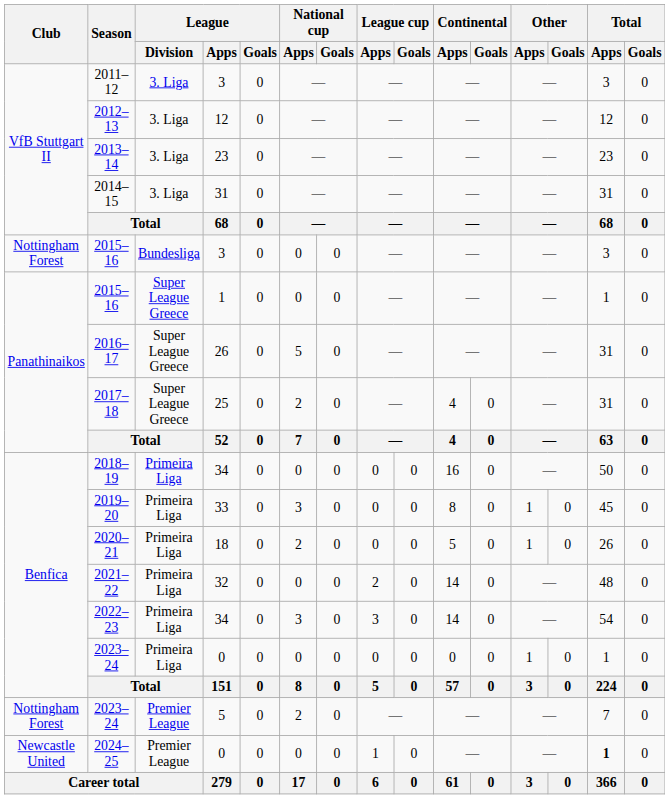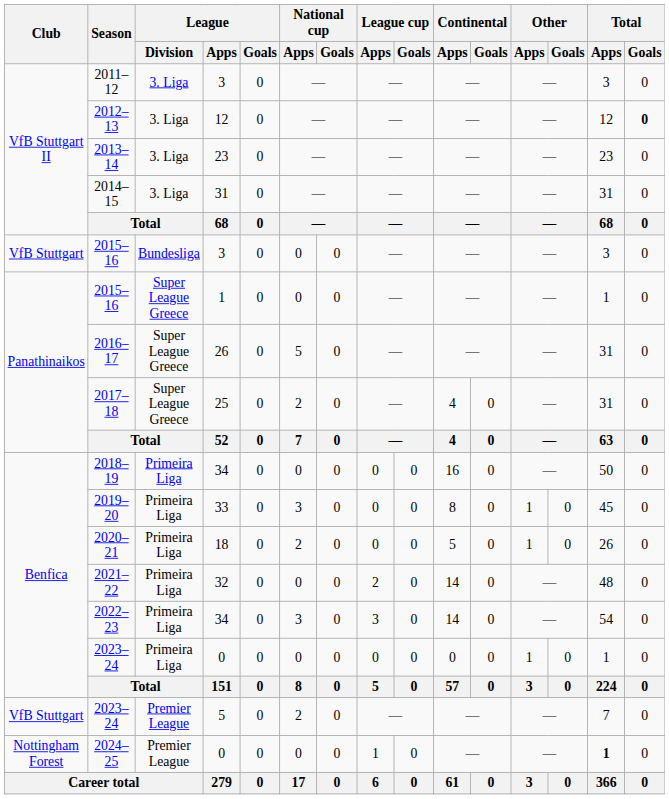(645, 119) normal -> (645, 119) bold
(46, 253) Nottingham Forest -> (46, 253) VfB Stuttgart
(46, 716) Nottingham Forest -> (46, 716) VfB Stuttgart
(46, 753) Newcastle United -> (46, 753) Nottingham Forest
